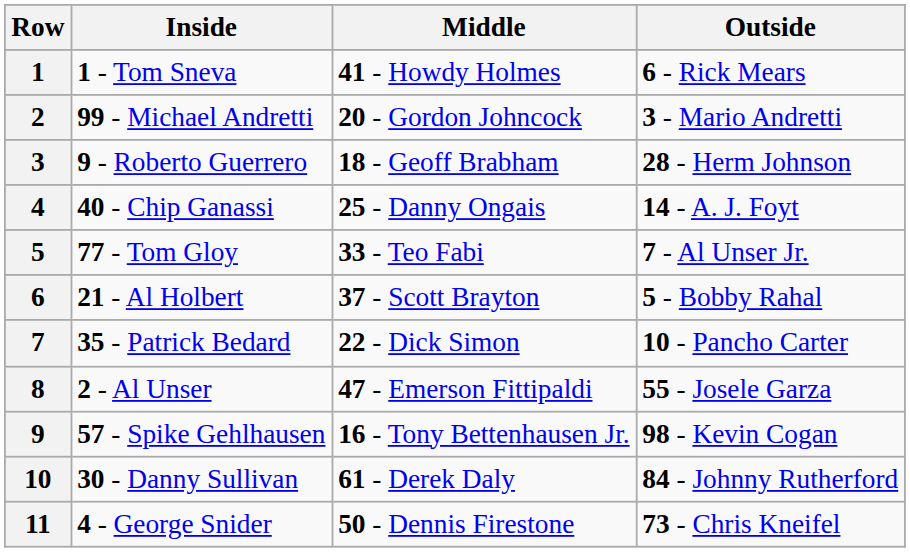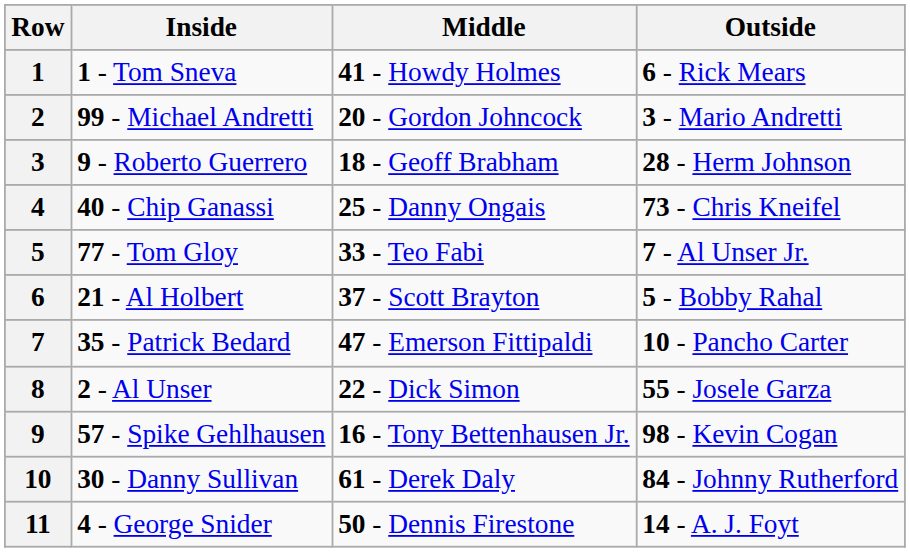(721, 207) 14 - A. J. Foyt -> (741, 207) 73 - Chris Kneifel
(429, 343) 22 - Dick Simon -> (465, 343) 47 - Emerson Fittipaldi
(465, 388) 47 - Emerson Fittipaldi -> (429, 388) 22 - Dick Simon
(741, 523) 73 - Chris Kneifel -> (721, 523) 14 - A. J. Foyt
